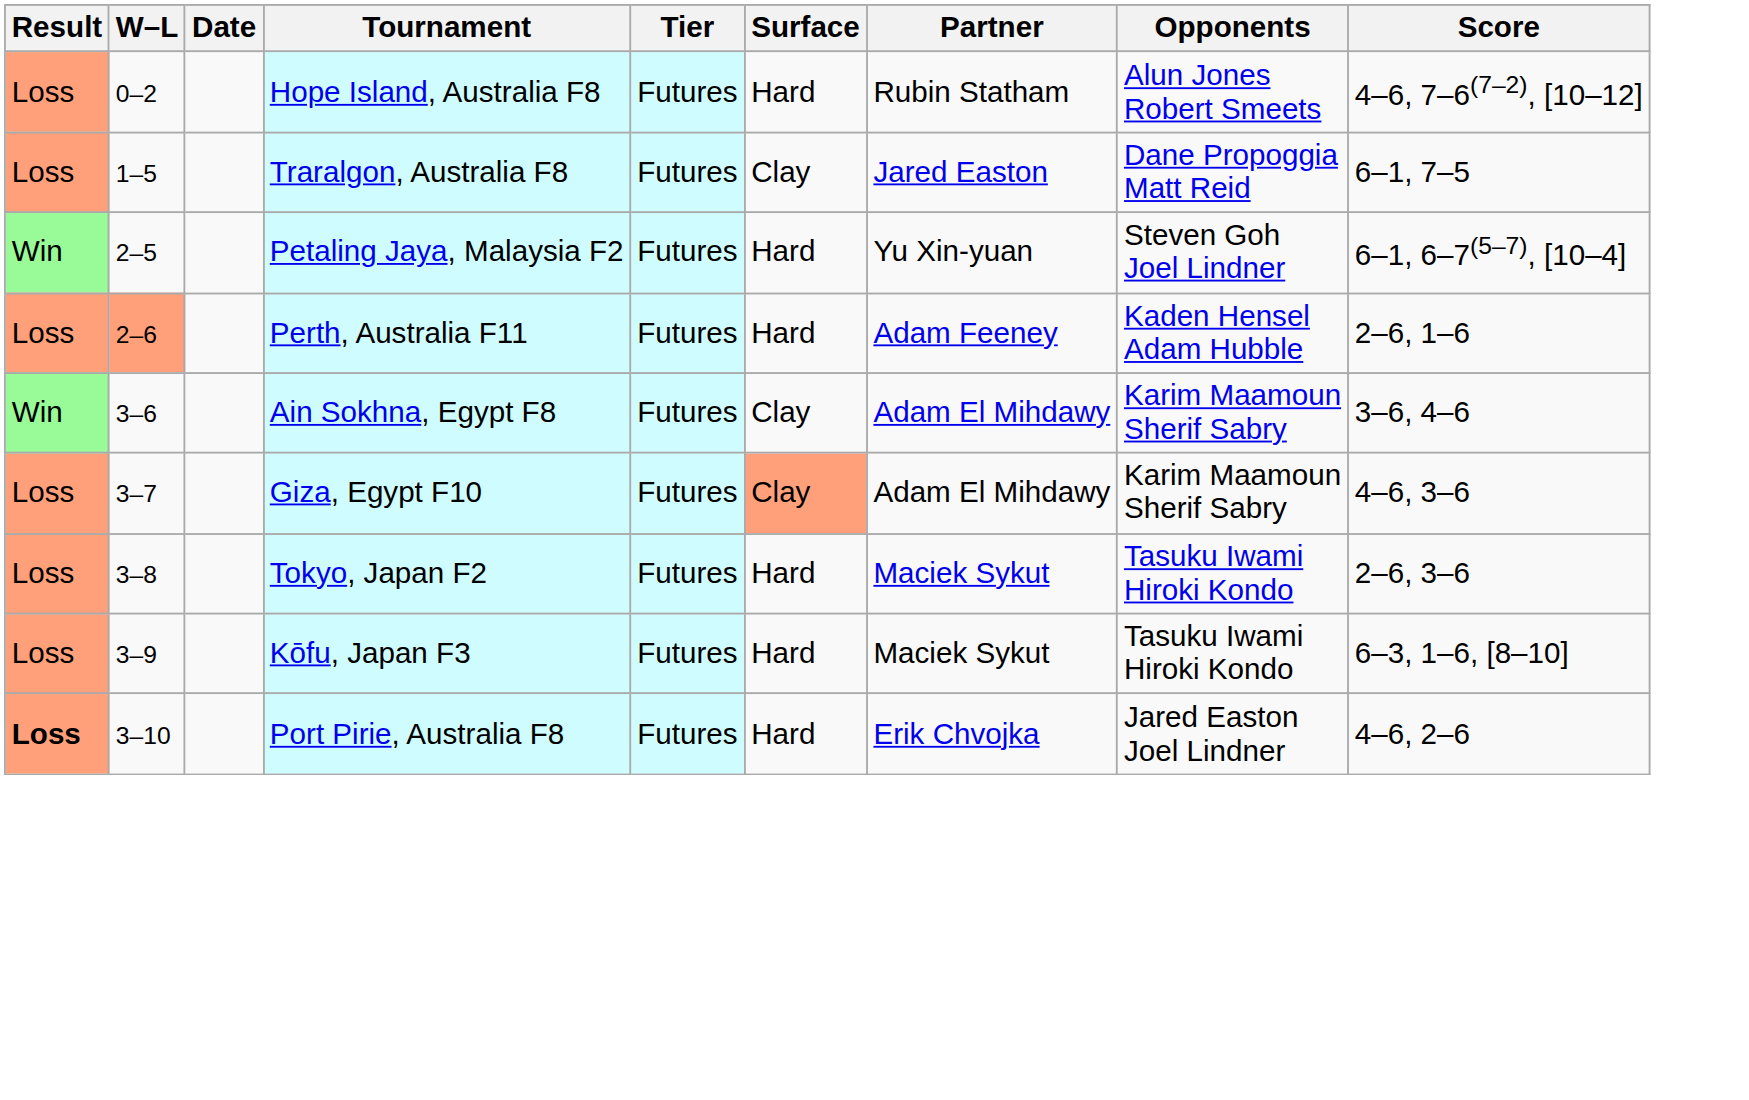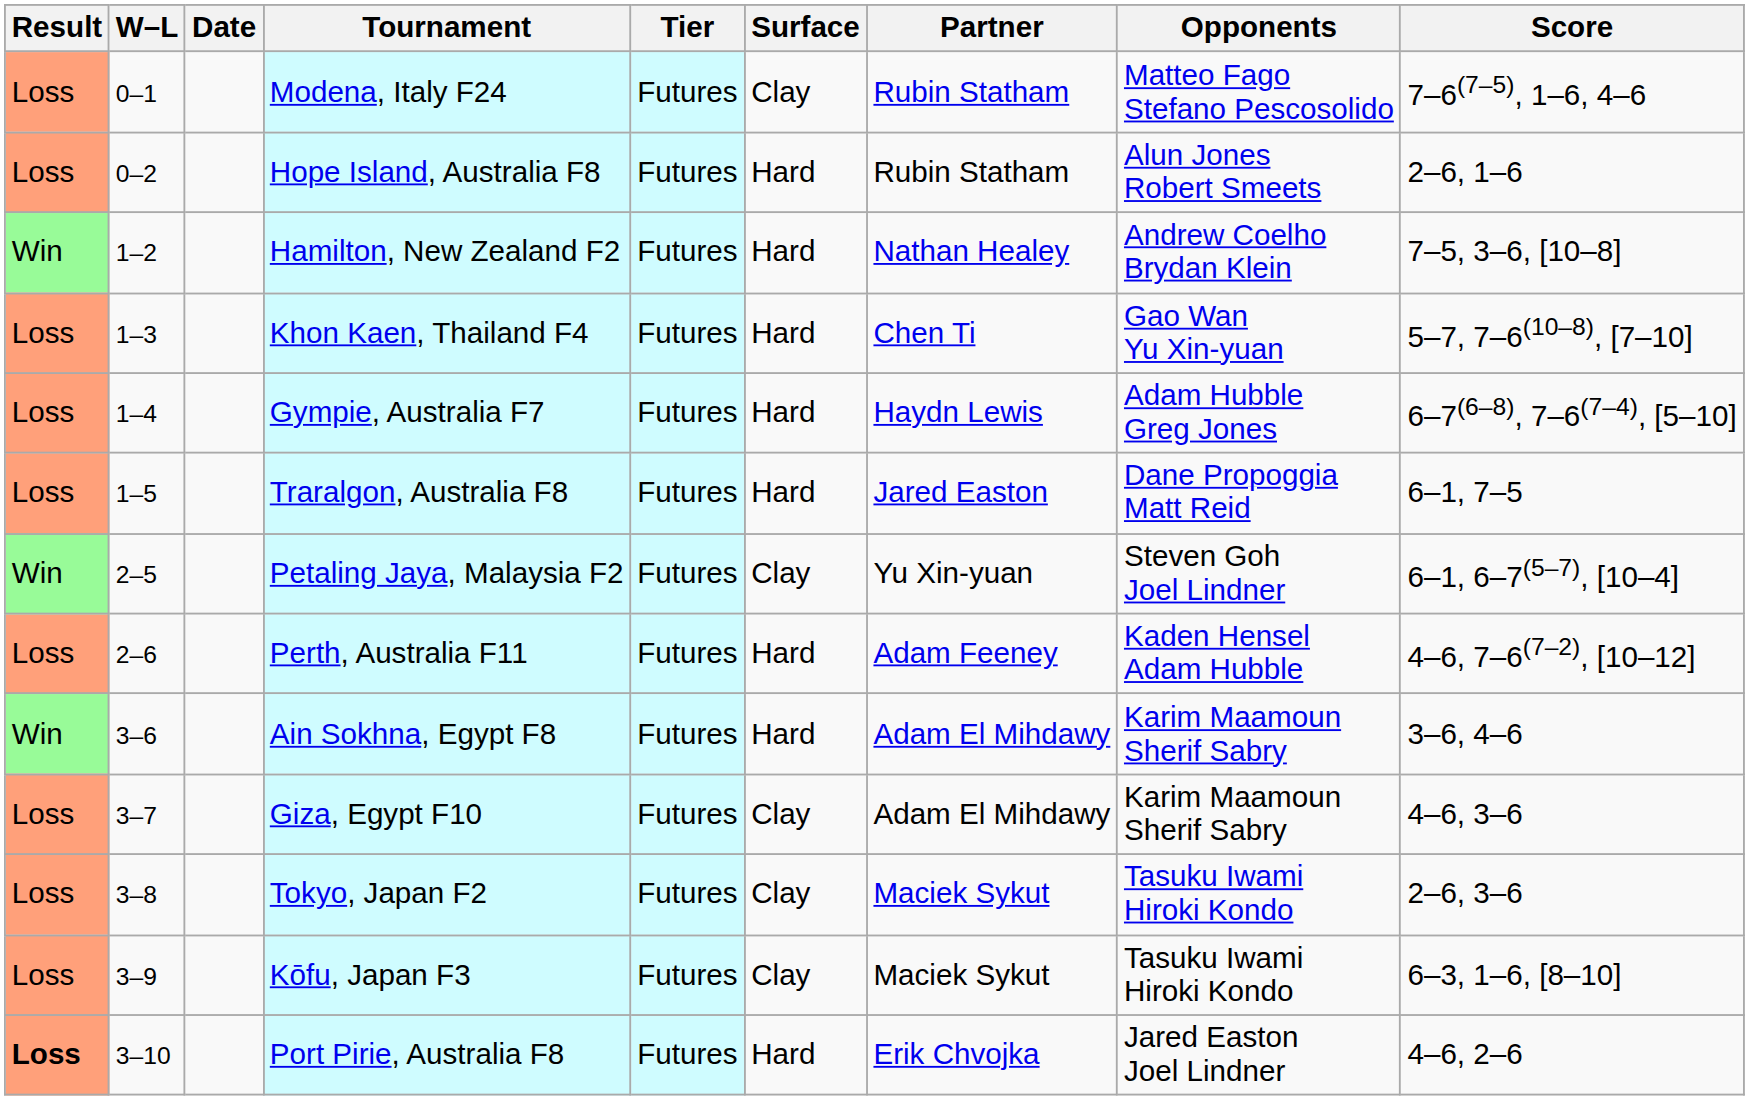+ row: (388, 91)
(1499, 91) 4–6, 7–6(7–2), [10–12] -> (1465, 171) 2–6, 1–6
+ row: (445, 252)
+ row: (429, 332)
+ row: (407, 412)
(781, 171) Clay -> (783, 492) Hard
(783, 252) Hard -> (781, 573) Clay
(136, 334) lightsalmon background -> (136, 655) no background
(1412, 332) 2–6, 1–6 -> (1551, 653) 4–6, 7–6(7–2), [10–12]
(781, 412) Clay -> (783, 733) Hard
(781, 492) lightsalmon background -> (781, 813) no background
(783, 573) Hard -> (781, 894) Clay
(783, 653) Hard -> (781, 974) Clay
